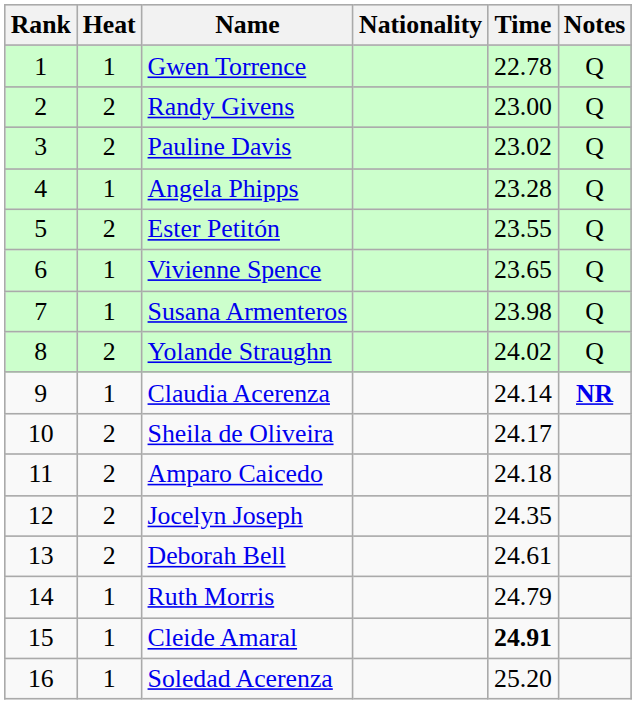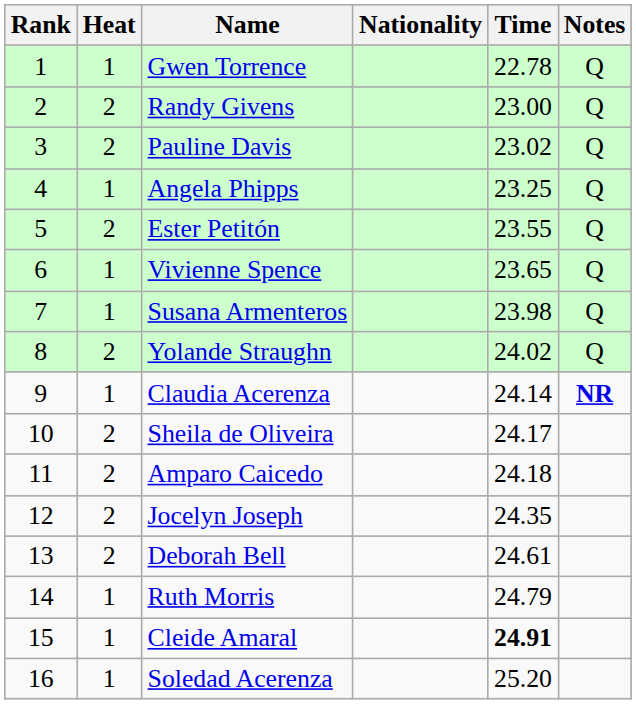(523, 188) 23.28 -> (523, 188) 23.25
